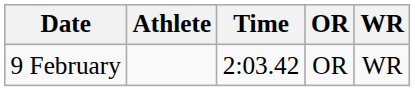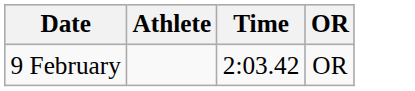- column: (382, 24)
